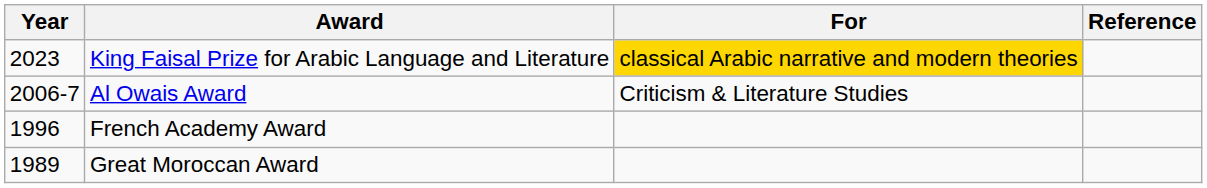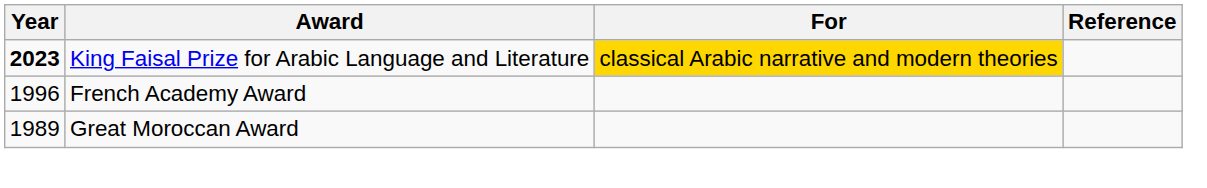(35, 57) normal -> (35, 57) bold
- row: (168, 93)
